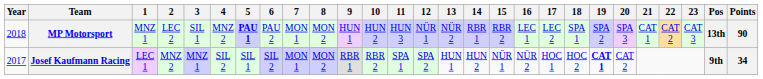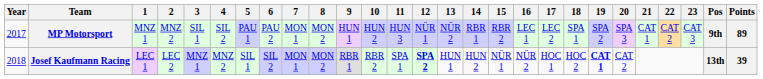(16, 33) 2018 -> (16, 33) 2017
(171, 33) LEC 2 -> (171, 33) MNZ 2
(223, 33) MNZ 2 -> (223, 33) SIL 2
(248, 33) bold -> (248, 33) normal
(716, 33) 13th -> (715, 33) 9th
(743, 33) 90 -> (742, 33) 89
(16, 60) 2017 -> (16, 60) 2018
(171, 60) MNZ 2 -> (171, 60) LEC 2
(223, 60) SIL 2 -> (223, 60) MNZ 2
(426, 60) normal -> (425, 60) bold
(716, 60) 9th -> (715, 60) 13th
(743, 60) 34 -> (742, 60) 39
